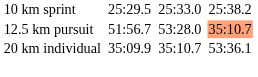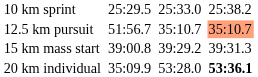(180, 29) 53:28.0 -> (180, 29) 35:10.7
+ row: (52, 48)
(180, 48) 35:10.7 -> (180, 68) 53:28.0
(230, 48) normal -> (231, 68) bold
